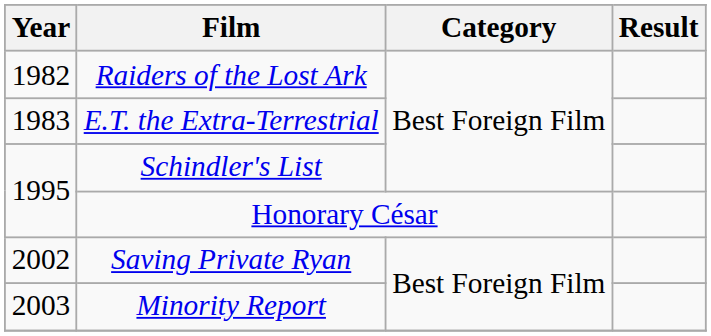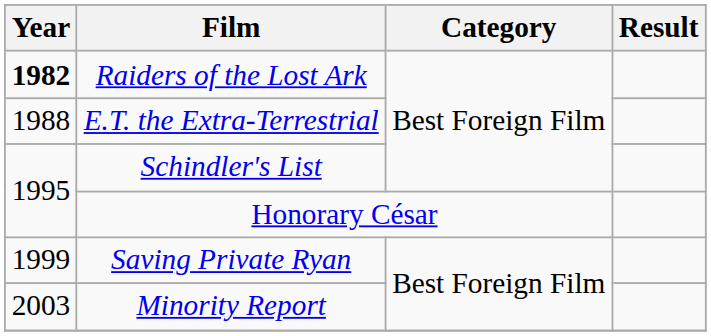(41, 74) normal -> (41, 74) bold
(41, 120) 1983 -> (41, 120) 1988
(41, 259) 2002 -> (41, 259) 1999
